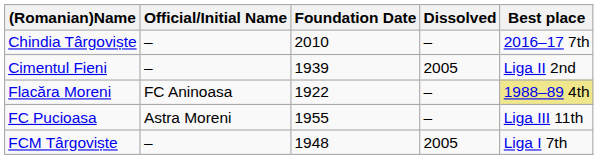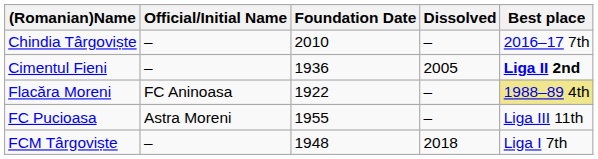(312, 67) 1939 -> (312, 67) 1936
(540, 67) normal -> (542, 67) bold
(441, 142) 2005 -> (441, 142) 2018
